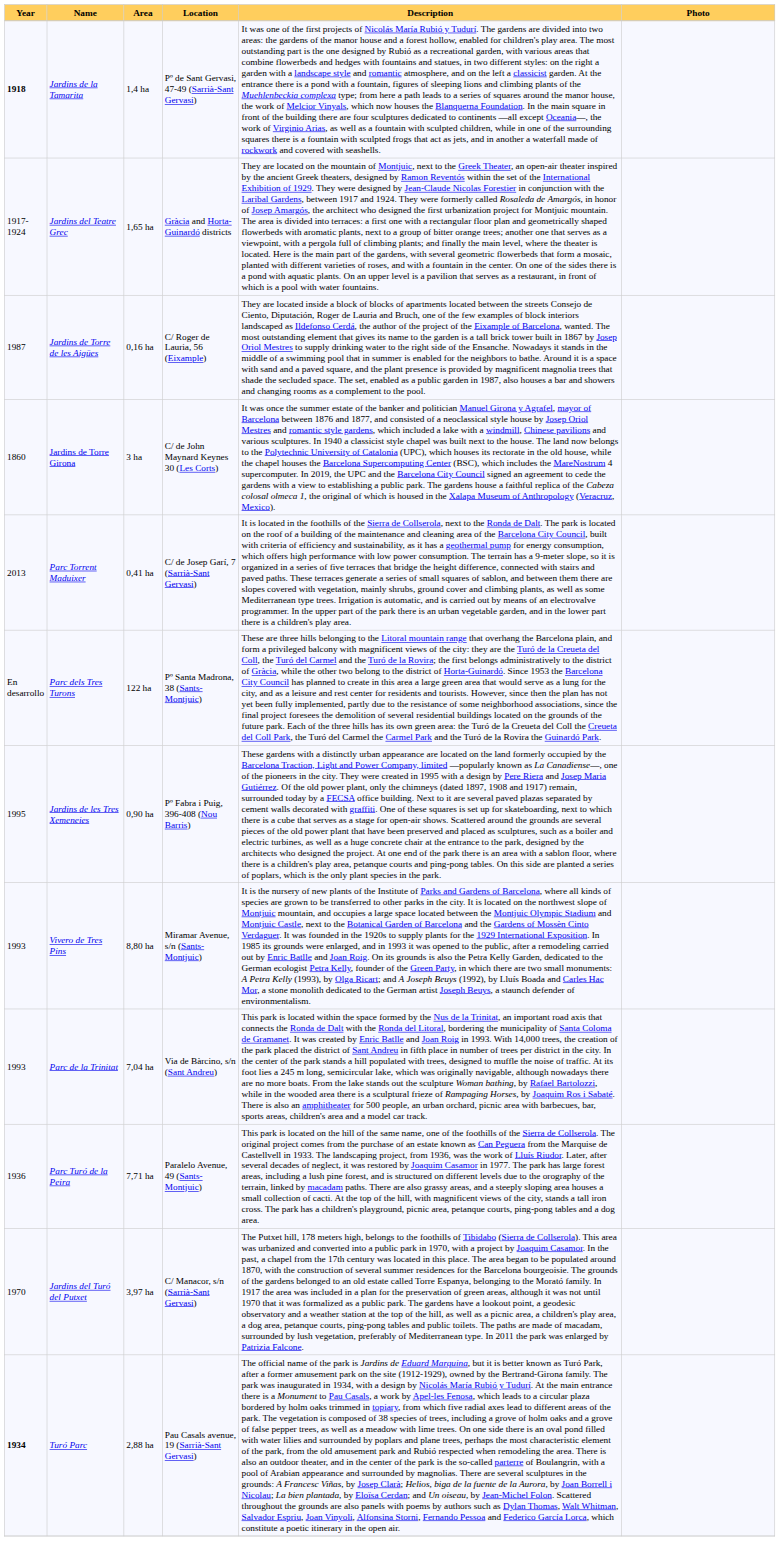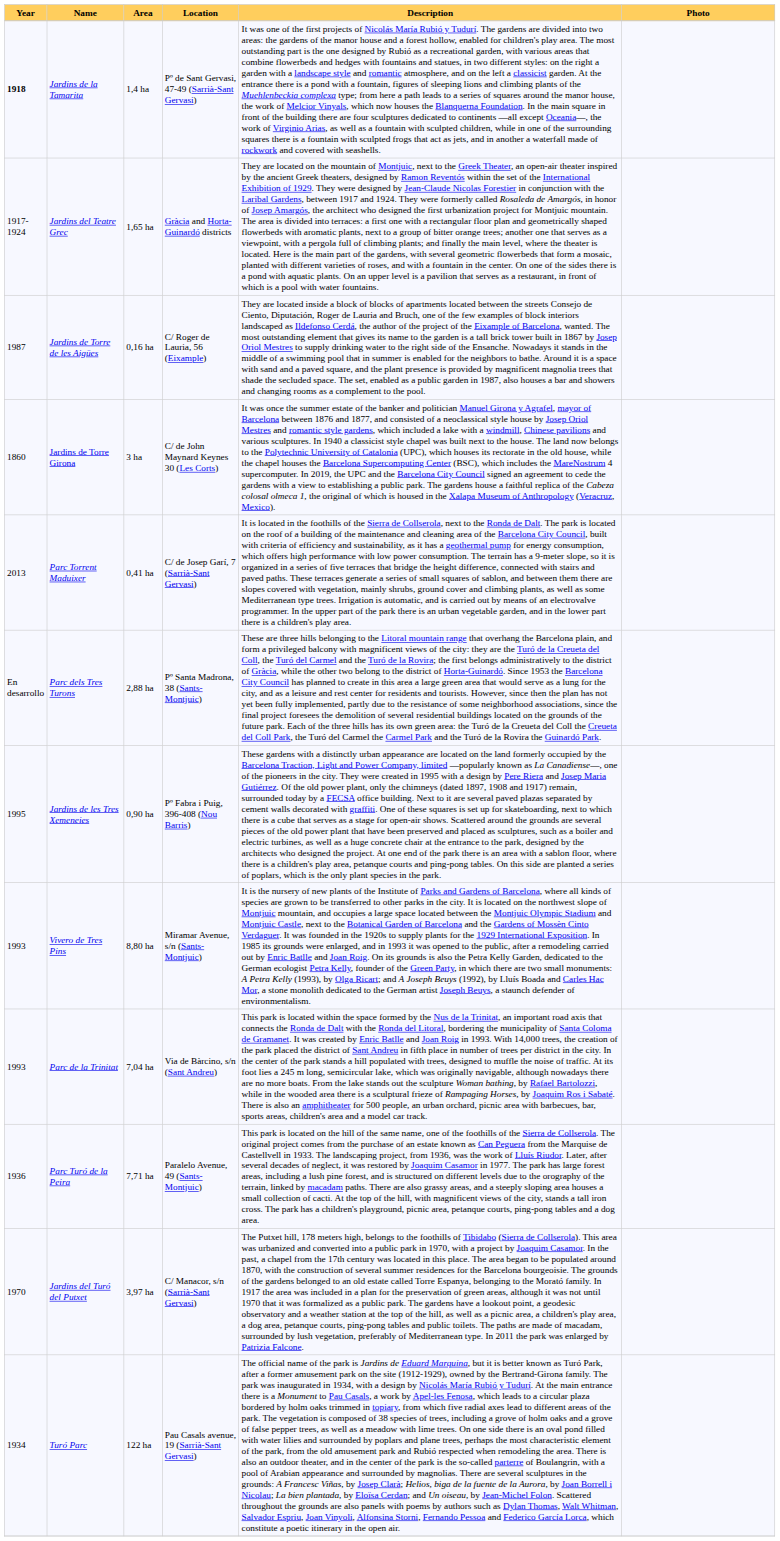(139, 688) 122 ha -> (140, 688) 2,88 ha
(16, 1445) bold -> (16, 1445) normal
(140, 1445) 2,88 ha -> (139, 1445) 122 ha
